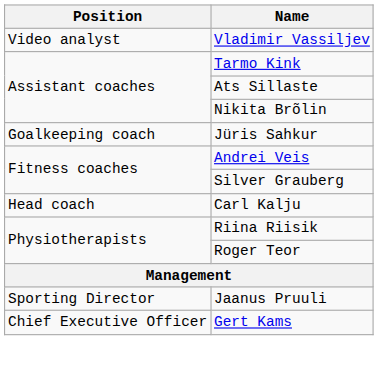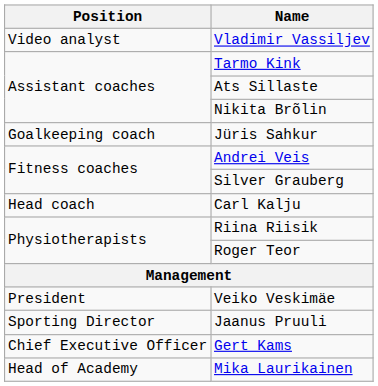+ row: (275, 299)
+ row: (283, 370)
